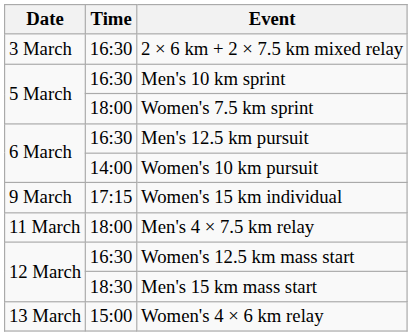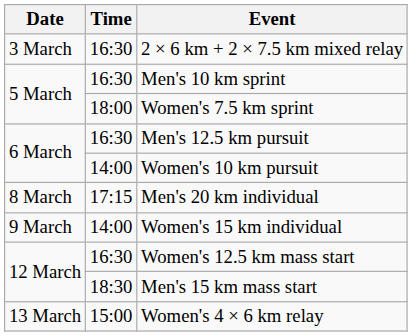+ row: (230, 197)
(111, 197) 17:15 -> (111, 227) 14:00
- row: (228, 227)
